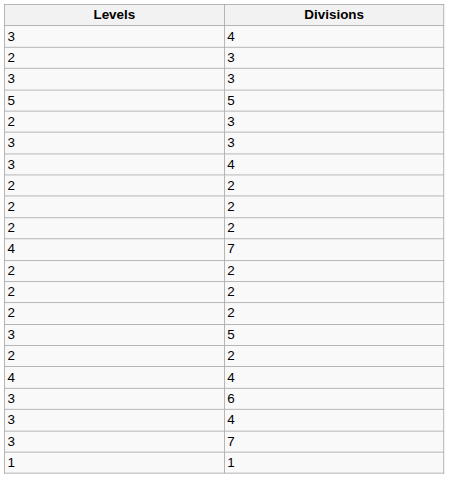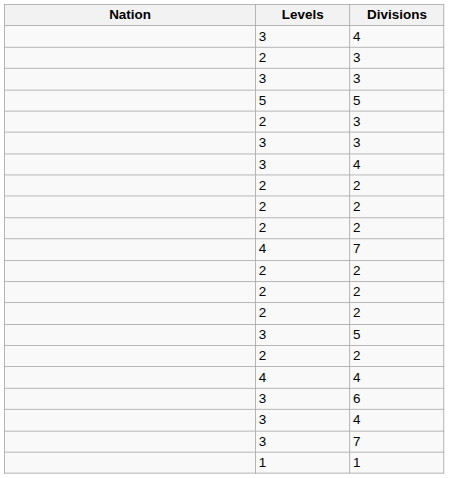+ column: (130, 15)
